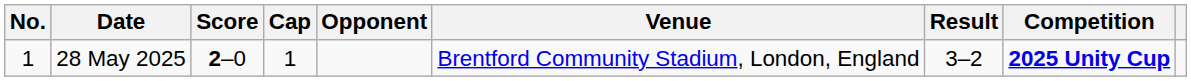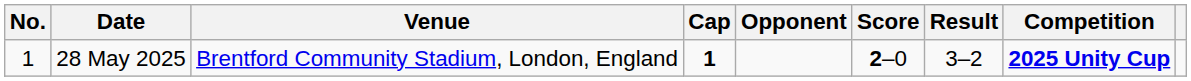columns swapped: (678, 22) <-> (227, 22)
(290, 57) normal -> (709, 57) bold
